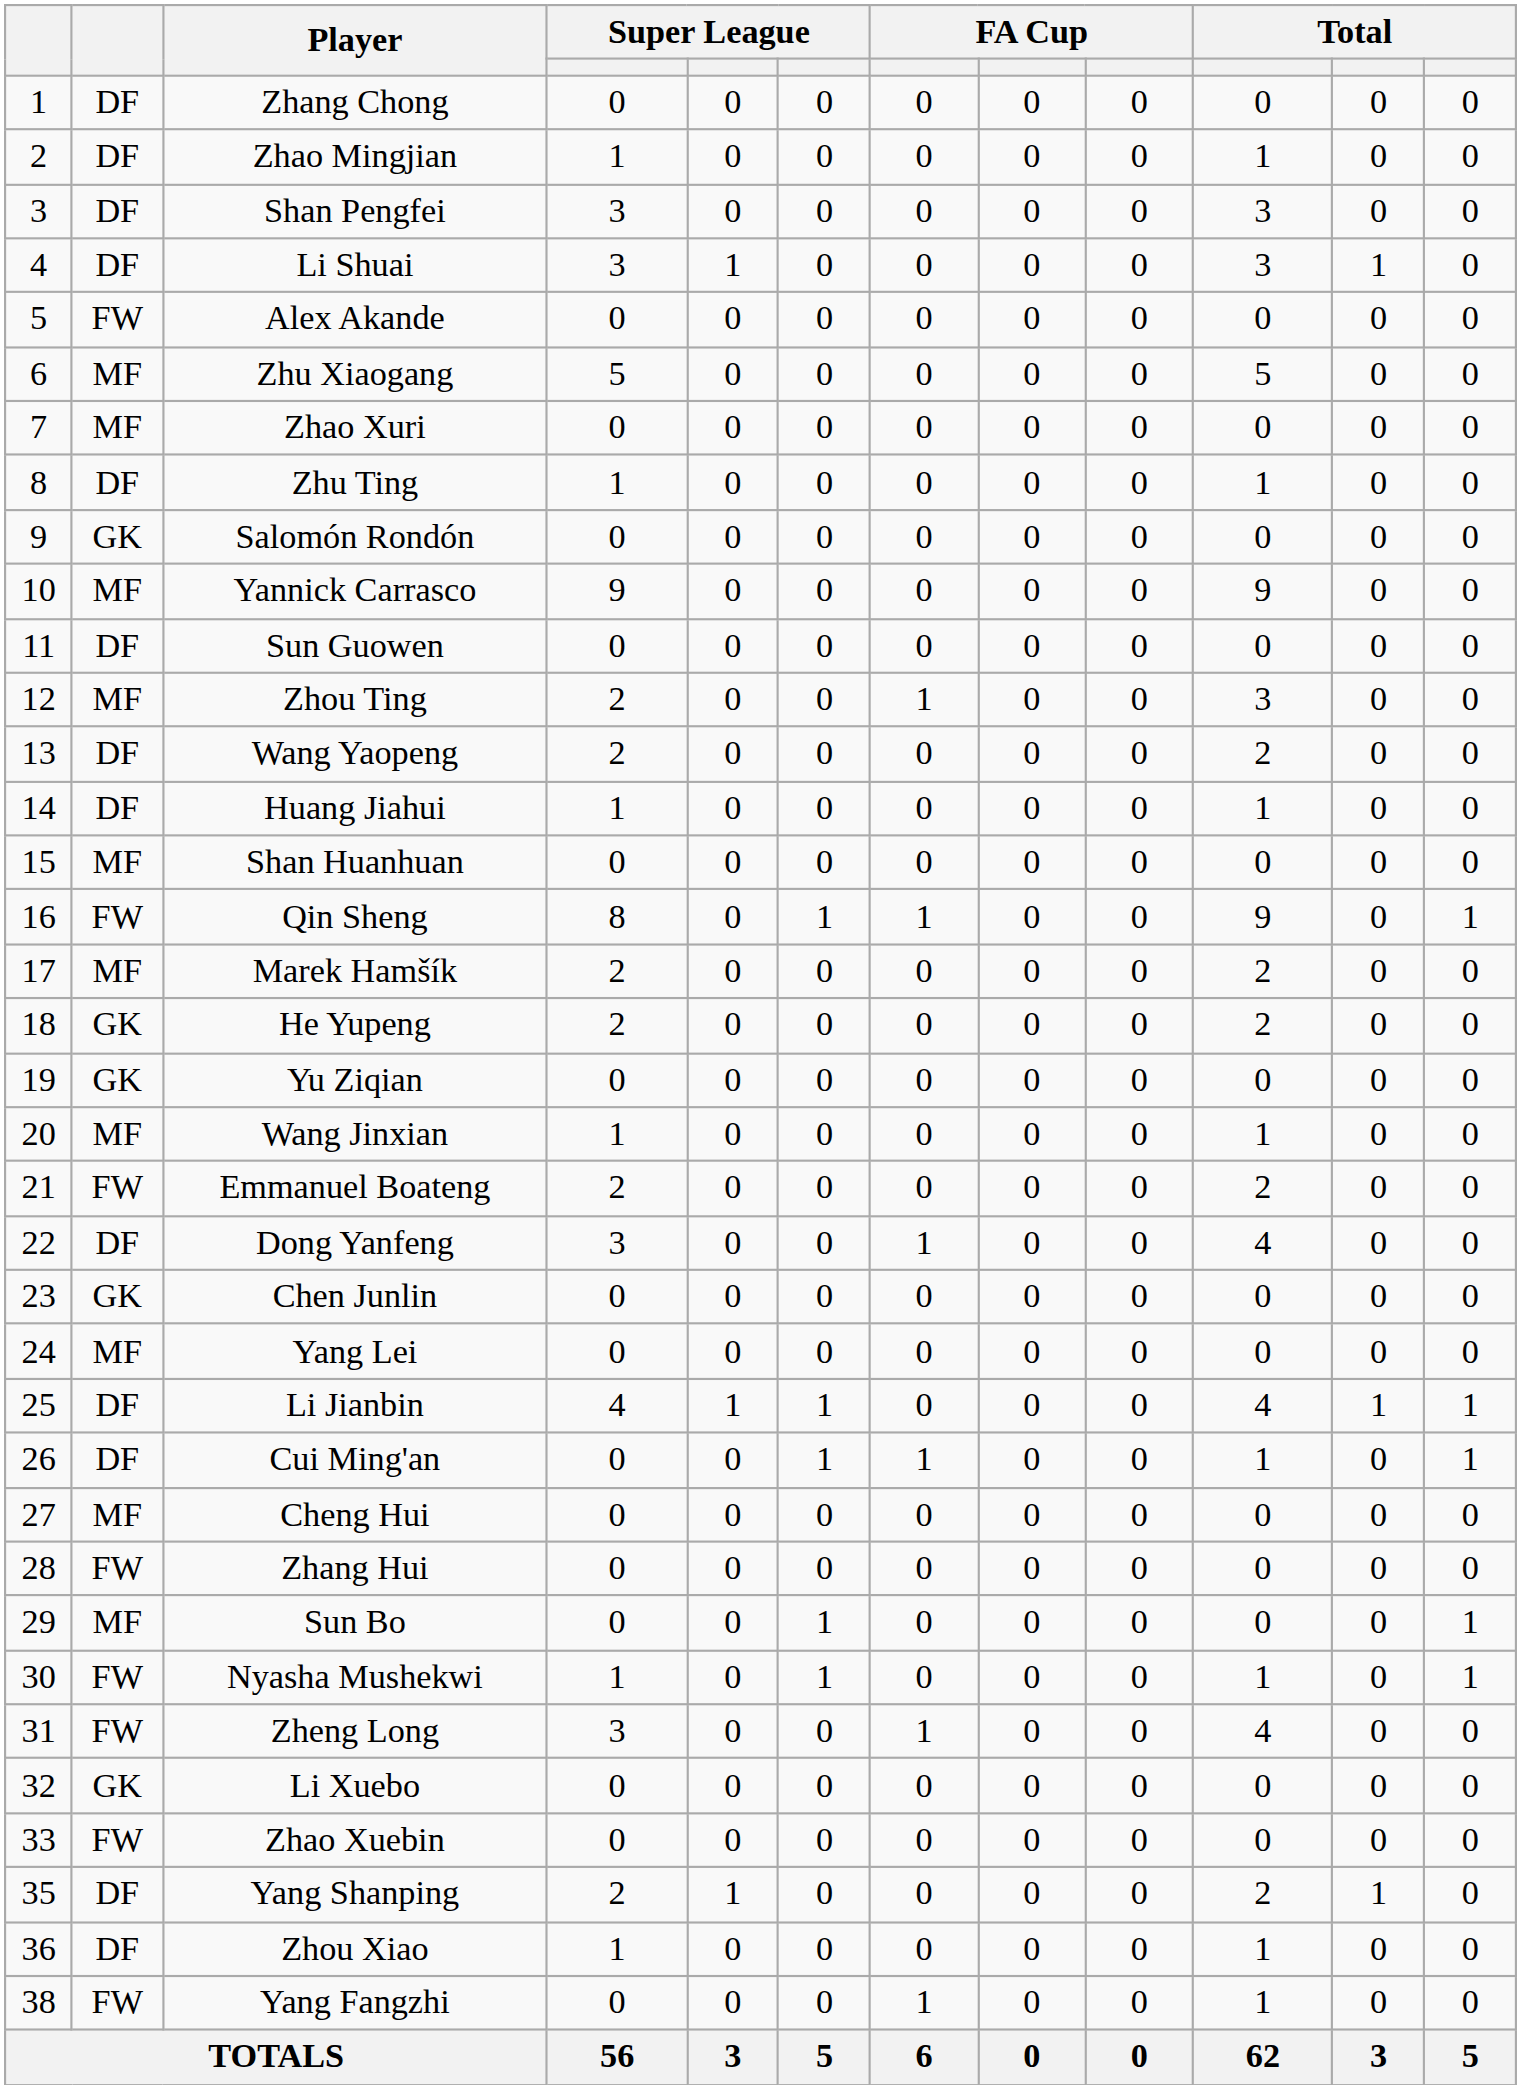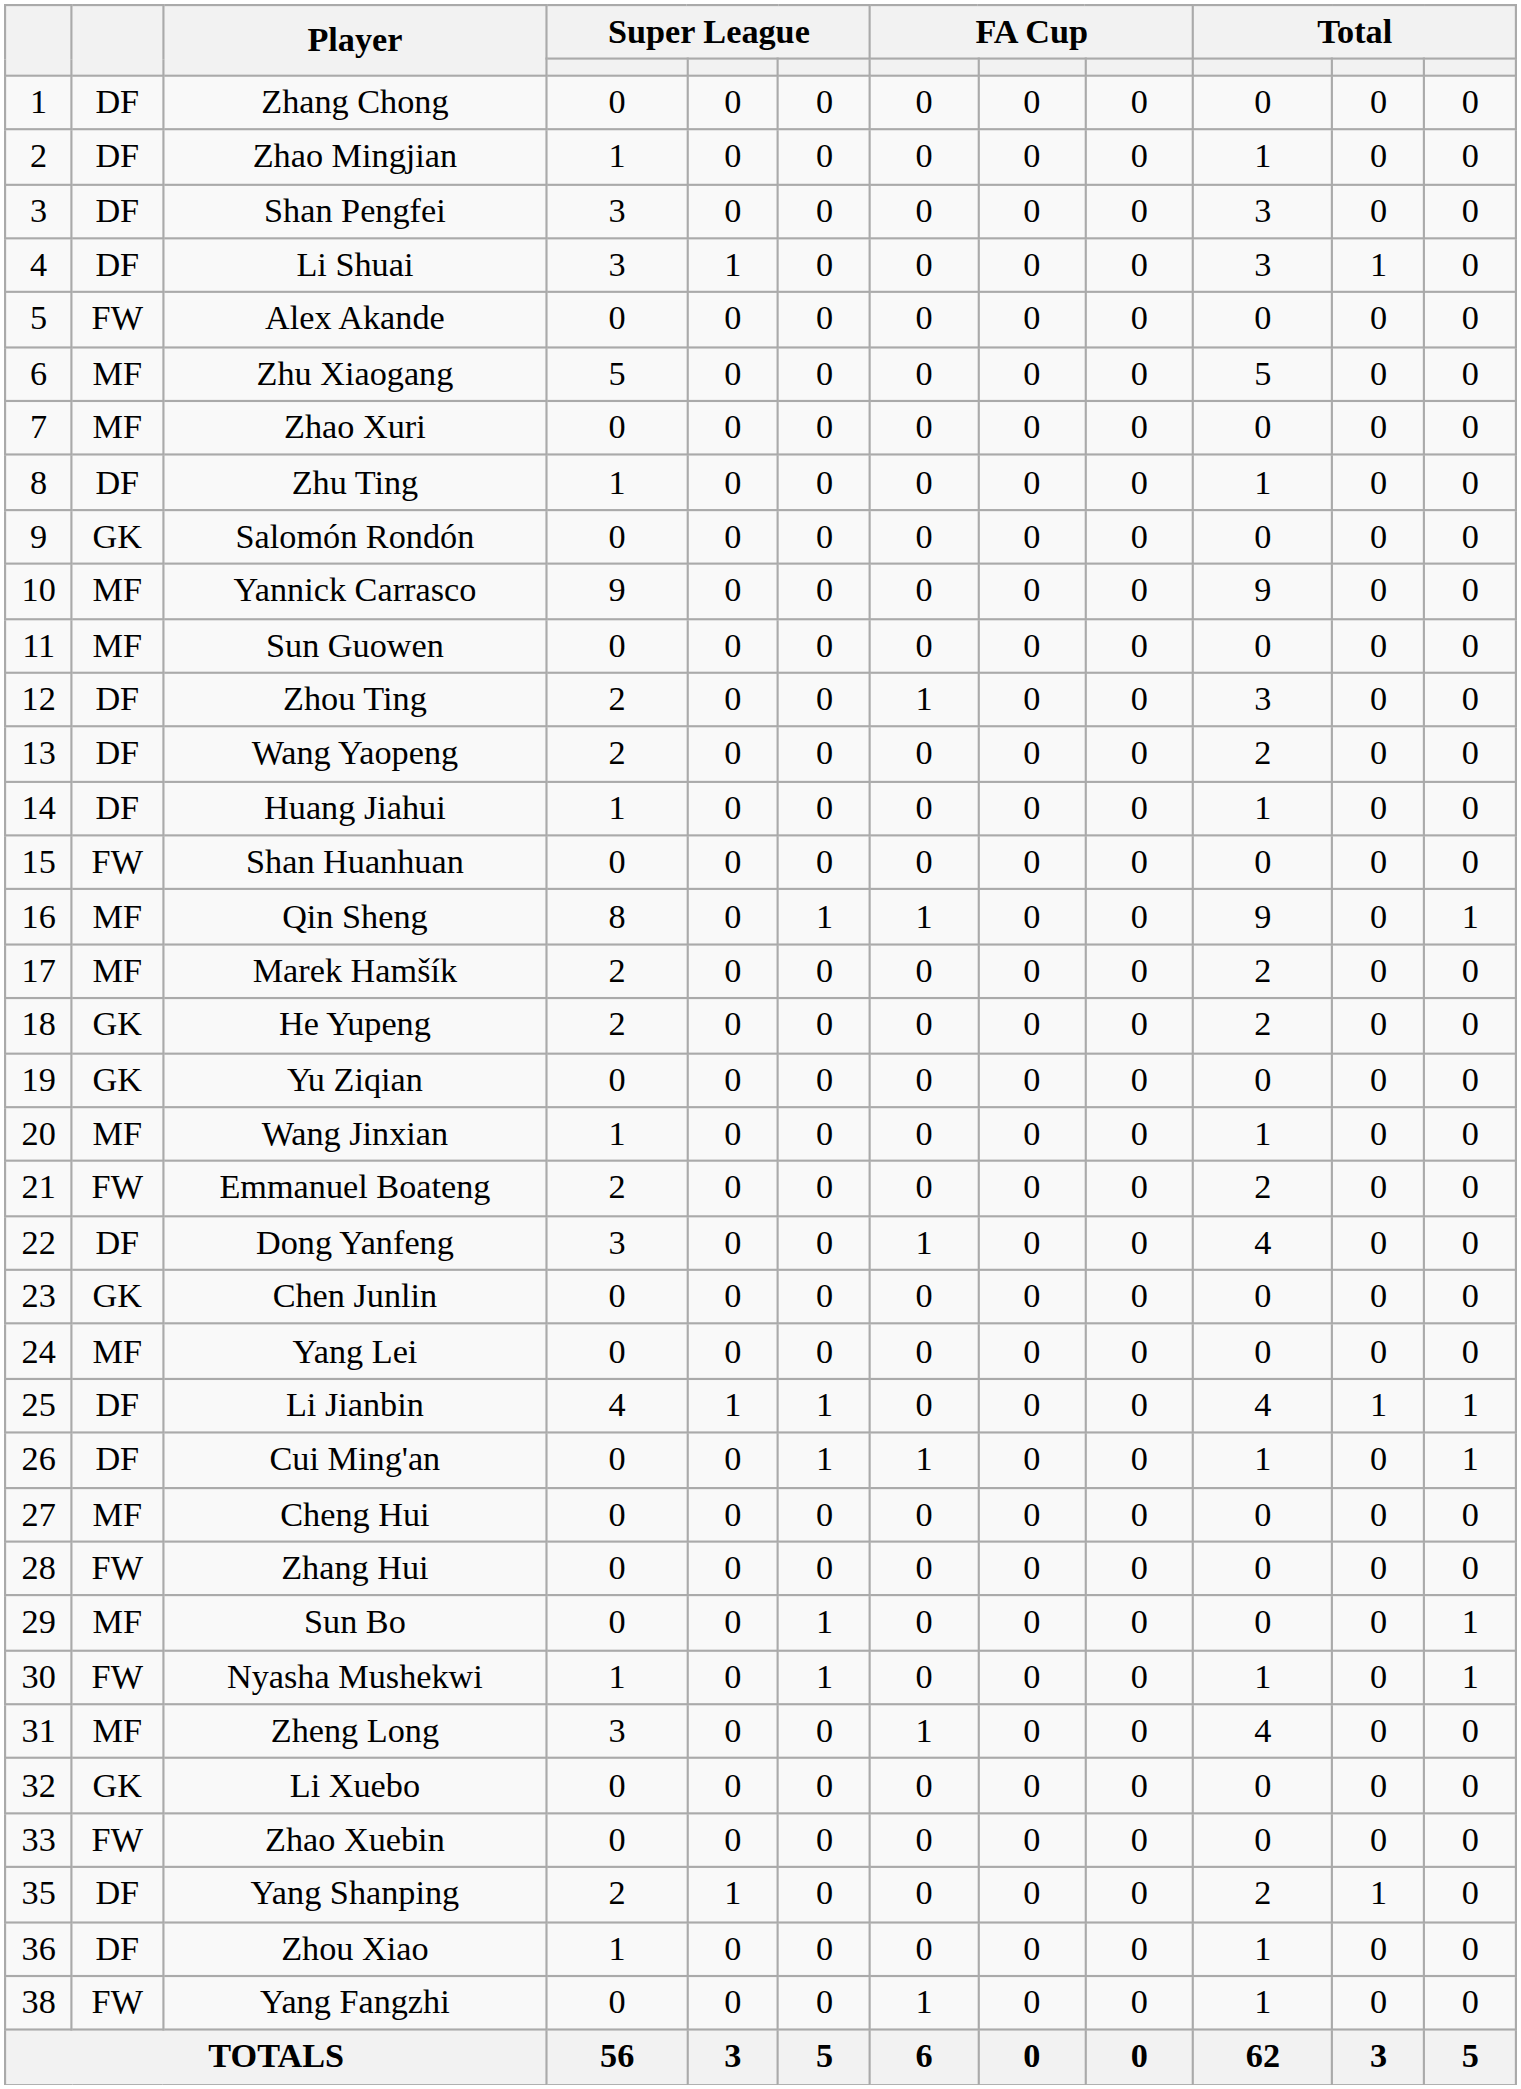(117, 644) DF -> (117, 644) MF
(117, 699) MF -> (117, 699) DF
(117, 861) MF -> (117, 861) FW
(117, 916) FW -> (117, 916) MF
(117, 1730) FW -> (117, 1730) MF
